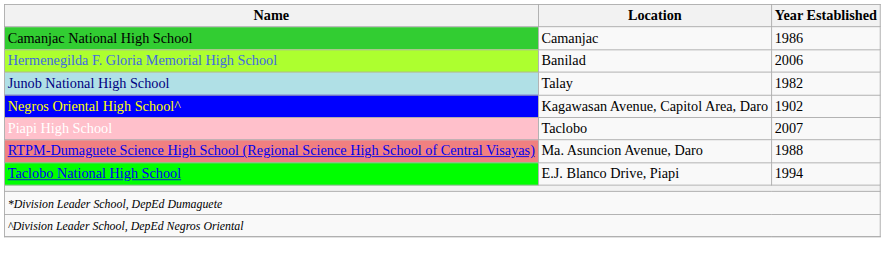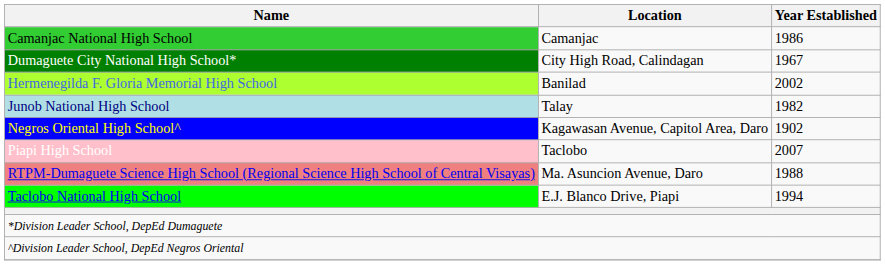+ row: (122, 60)
(789, 60) 2006 -> (789, 83) 2002
